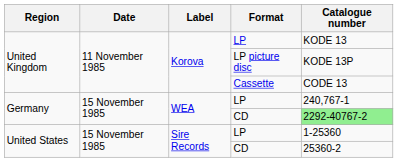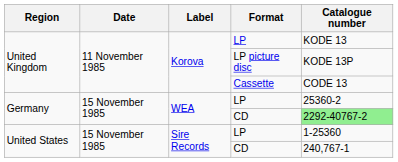(326, 100) 240,767-1 -> (322, 100) 25360-2
(322, 149) 25360-2 -> (326, 149) 240,767-1
